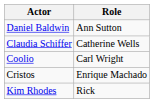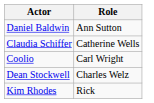- row: (21, 75)
+ row: (38, 75)
